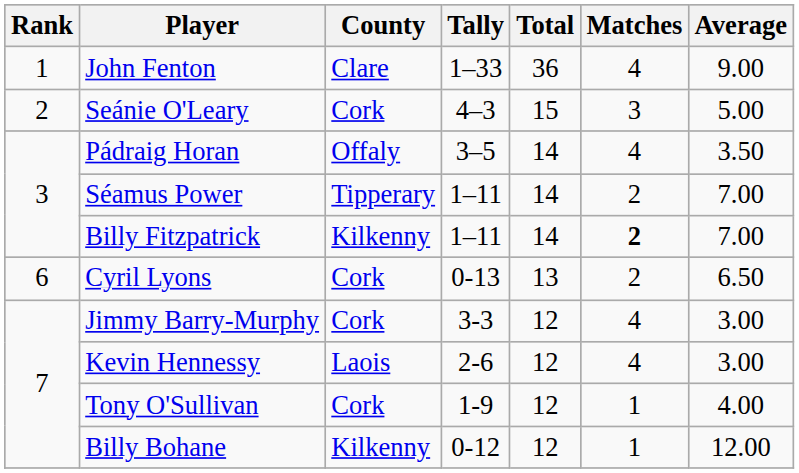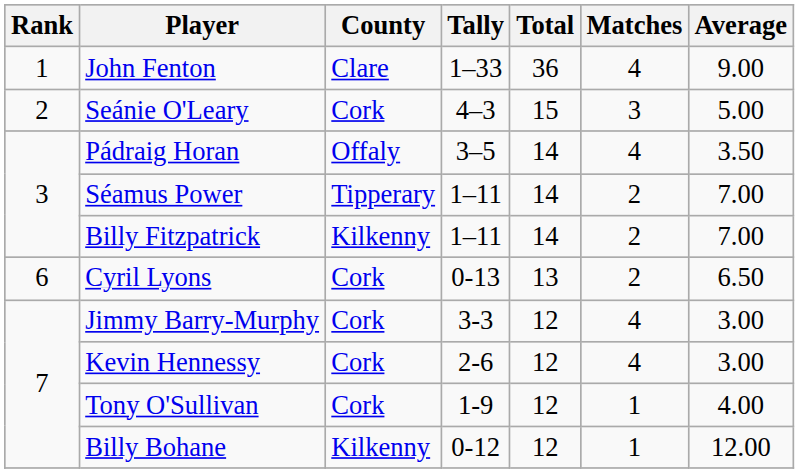(634, 236) bold -> (634, 236) normal
(361, 362) Laois -> (358, 362) Cork
